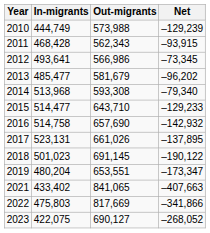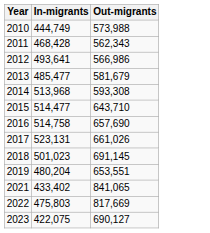- column: (182, 12)
